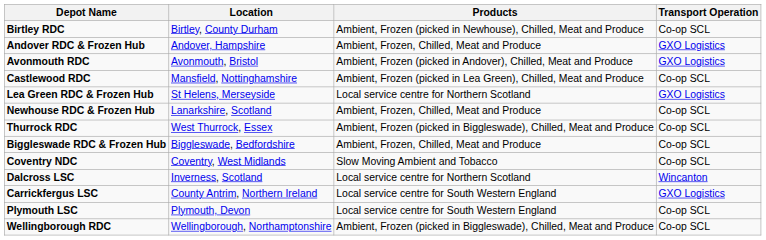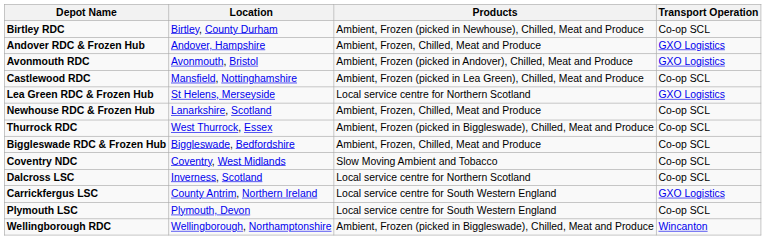(683, 177) Wincanton -> (684, 177) Co-op SCL
(684, 227) Co-op SCL -> (683, 227) Wincanton
